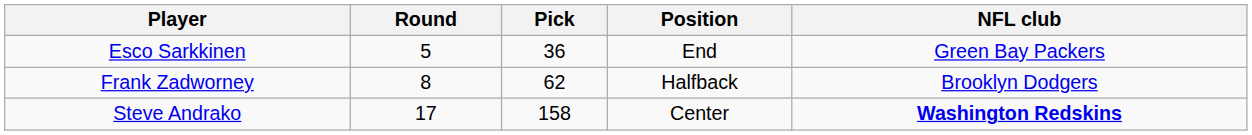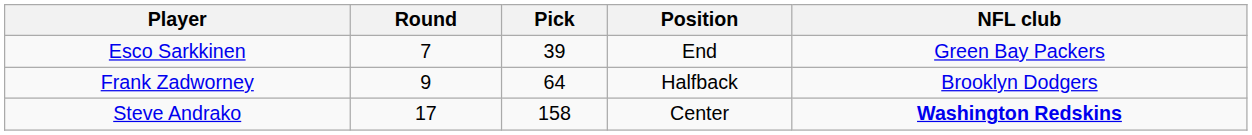(426, 51) 5 -> (426, 51) 7
(555, 51) 36 -> (555, 51) 39
(426, 82) 8 -> (426, 82) 9
(555, 82) 62 -> (555, 82) 64
